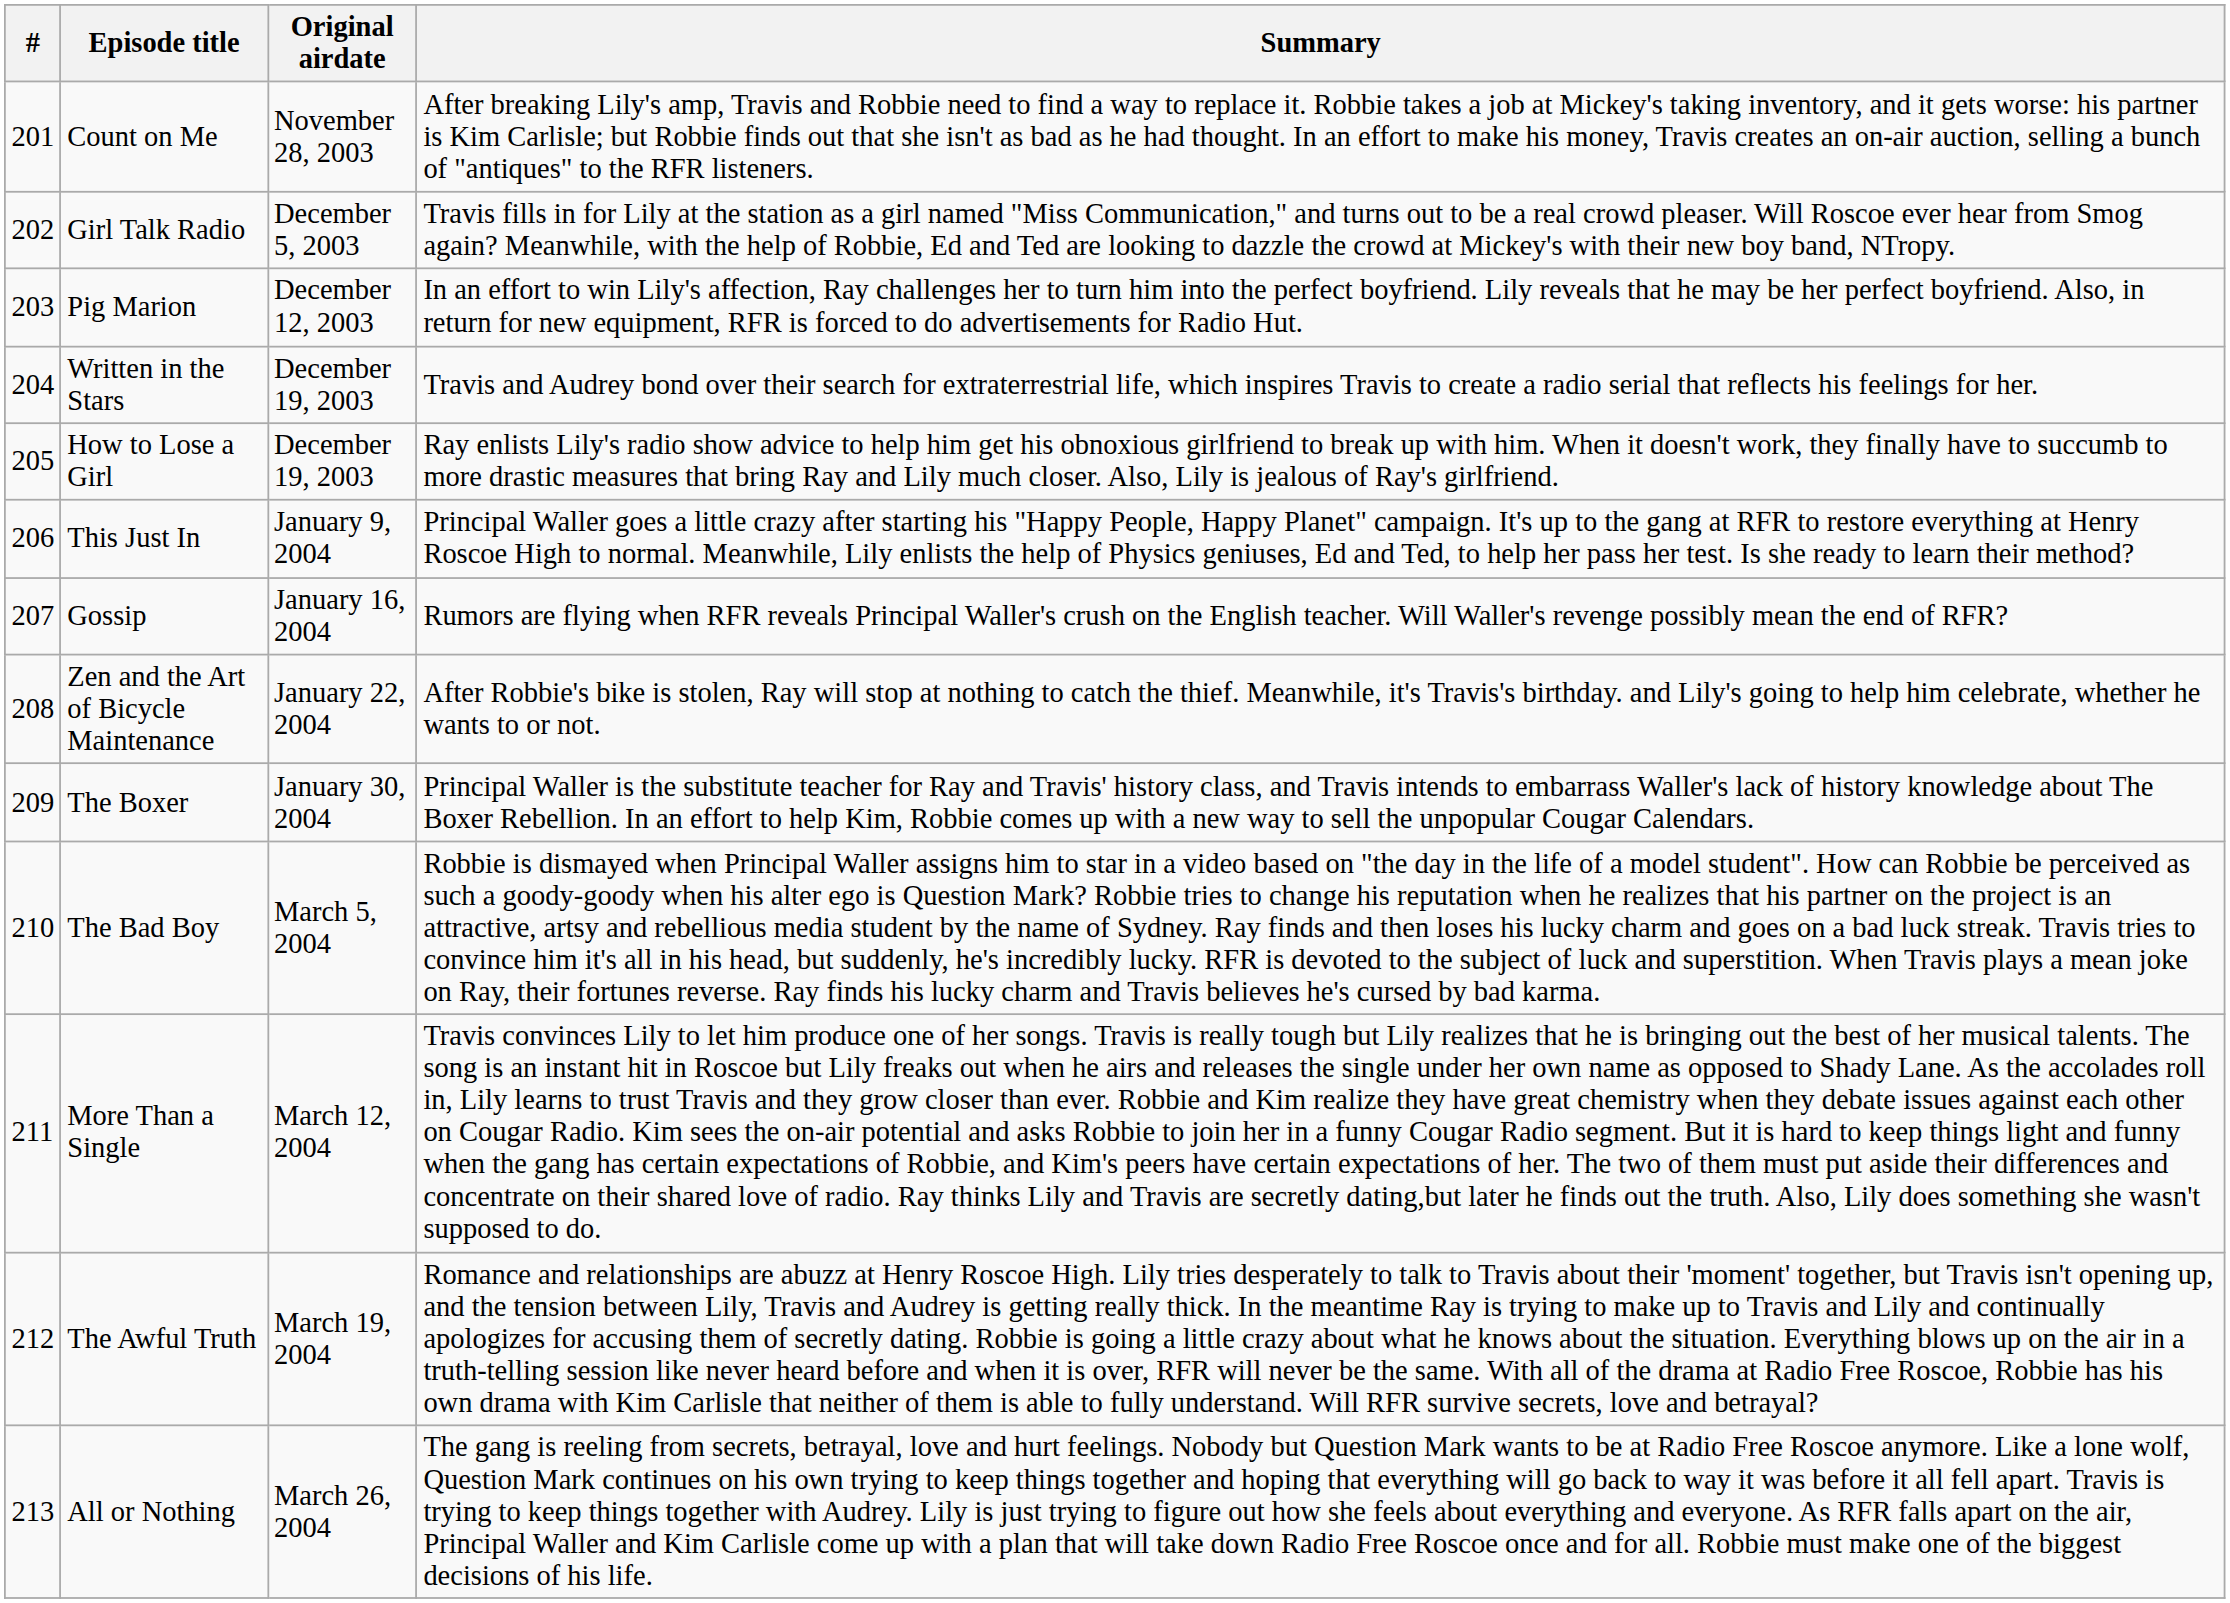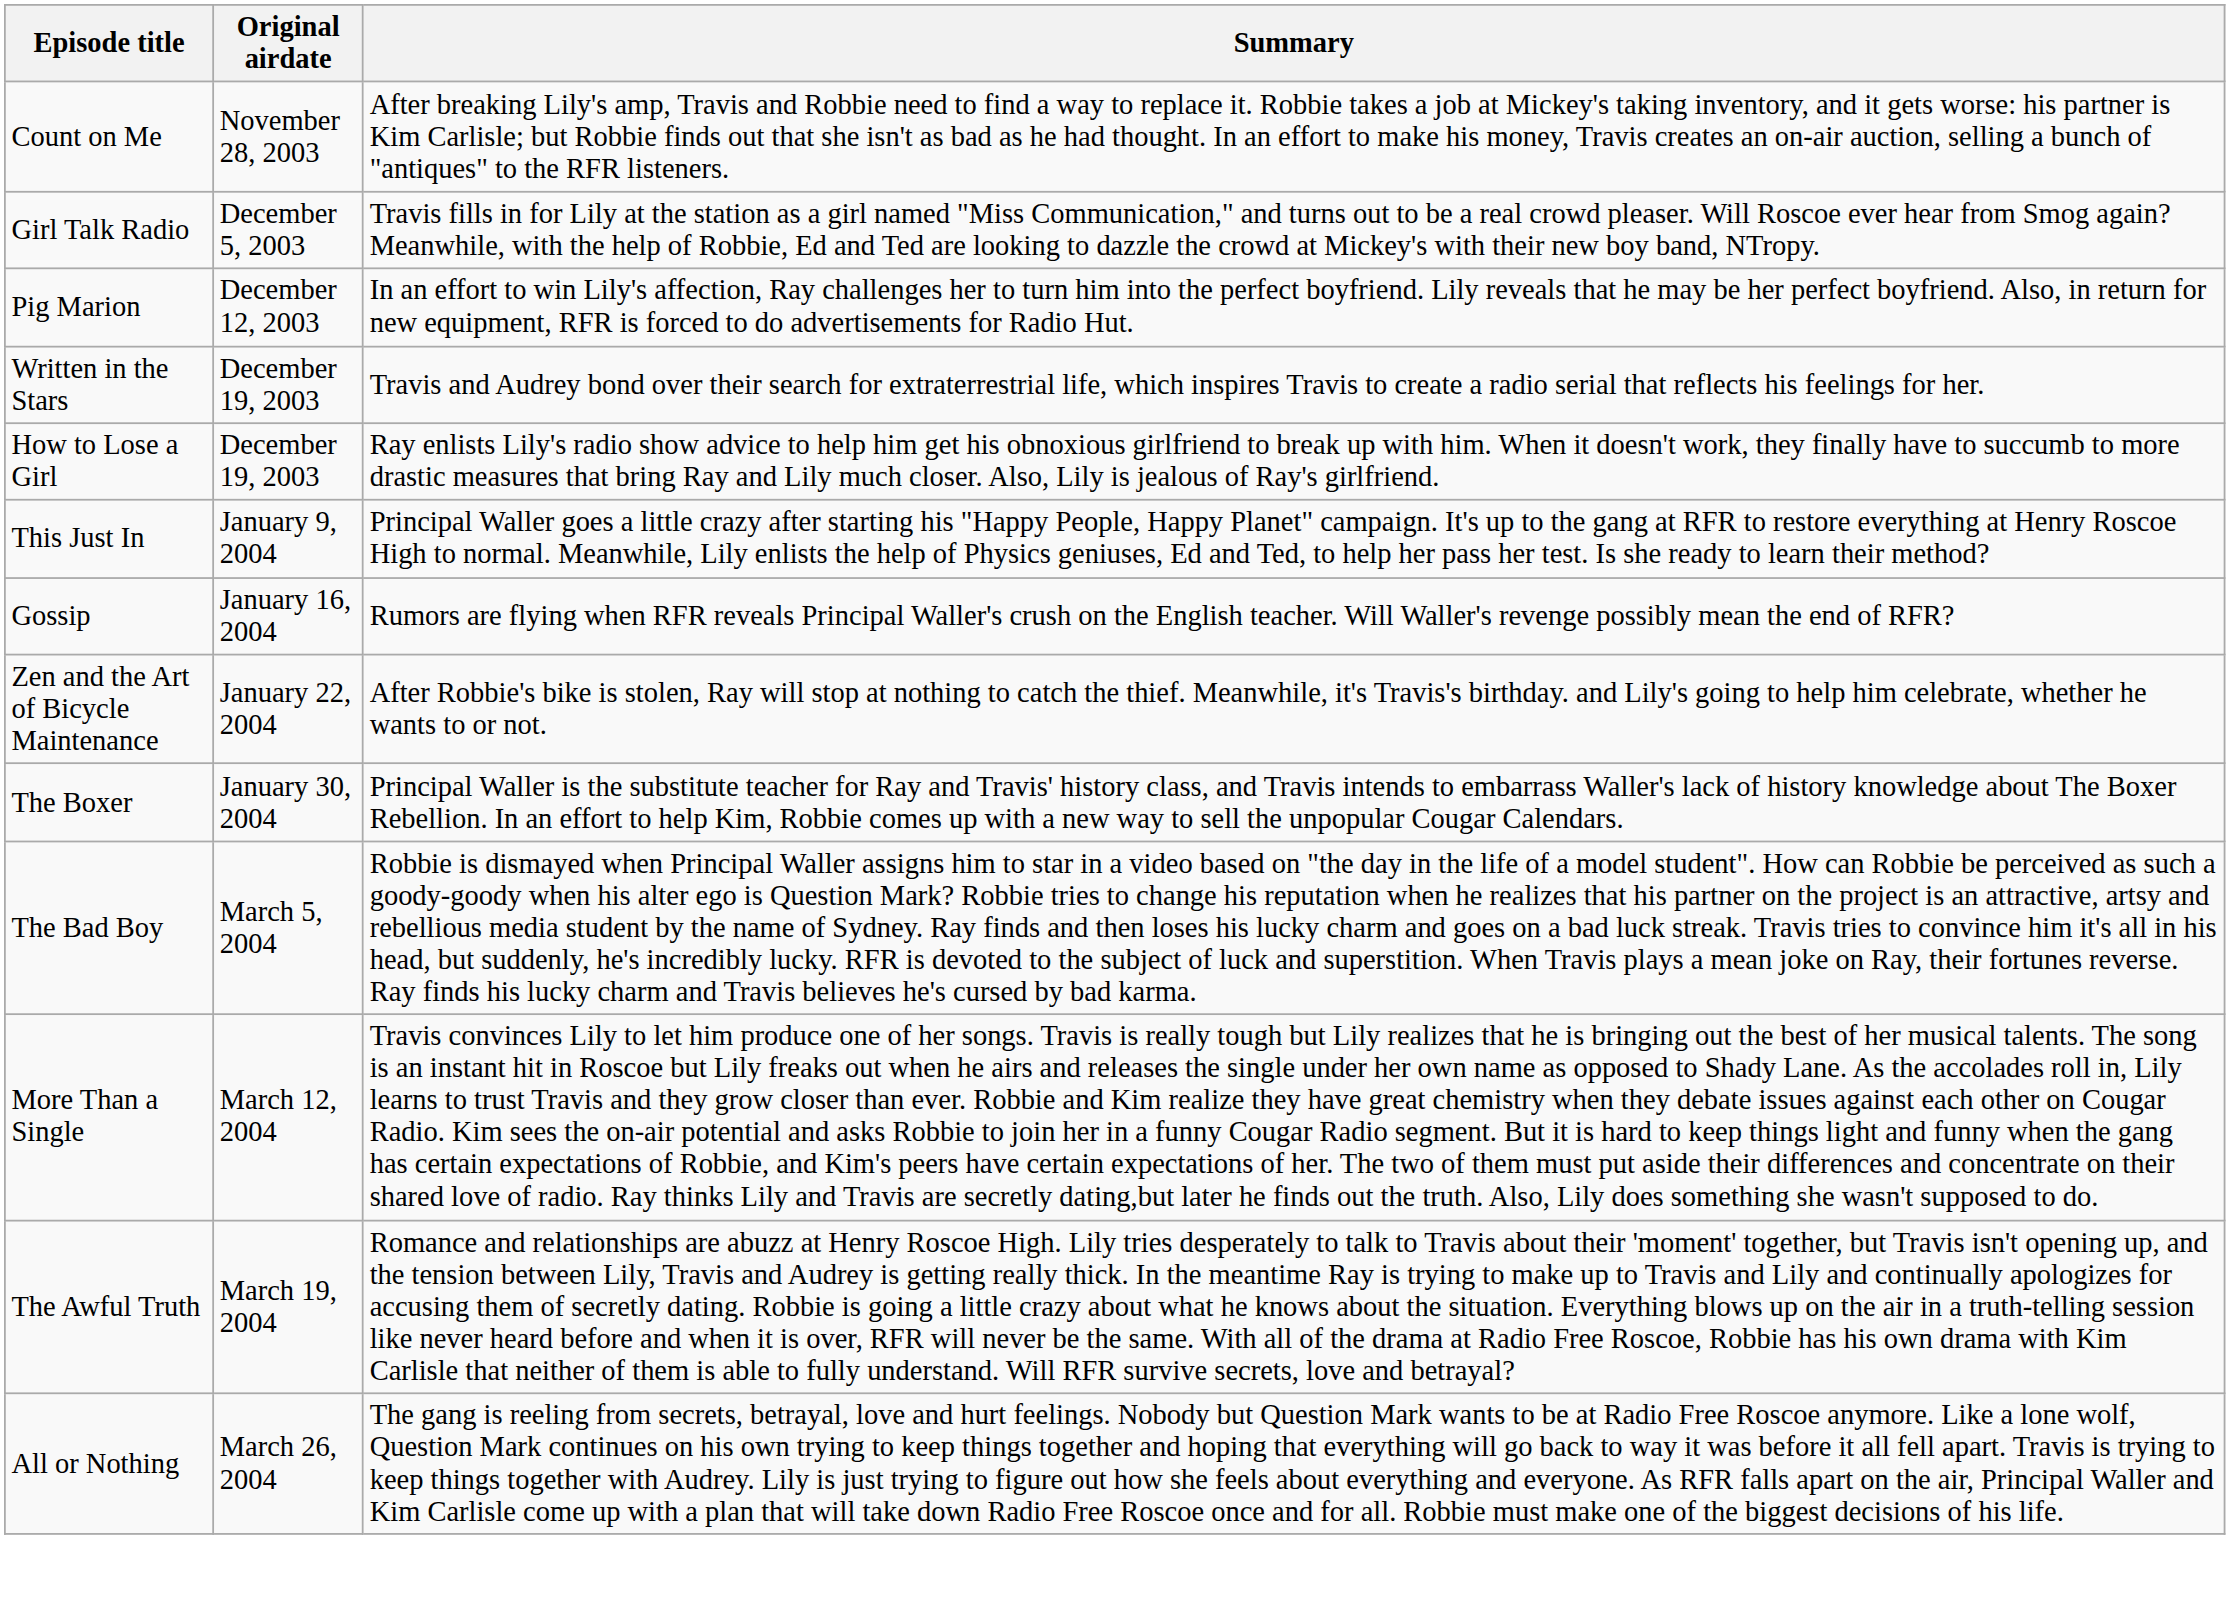- column: (33, 43)
